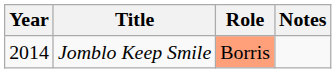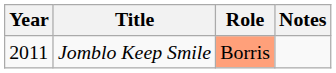(29, 51) 2014 -> (29, 51) 2011
